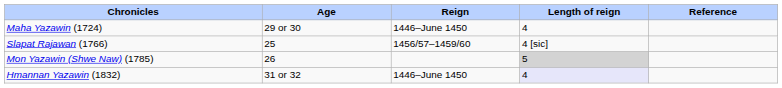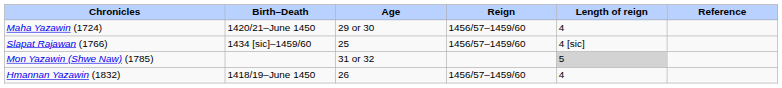+ column: (280, 12)
(430, 28) 1446–June 1450 -> (487, 28) 1456/57–1459/60
(270, 59) 26 -> (356, 59) 31 or 32
(283, 75) 31 or 32 -> (343, 75) 26
(430, 75) 1446–June 1450 -> (487, 75) 1456/57–1459/60
(525, 75) lavender background -> (562, 75) no background
